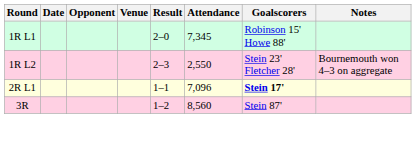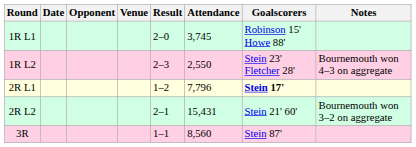(199, 36) 7,345 -> (199, 36) 3,745
(161, 88) 1–1 -> (161, 88) 1–2
(199, 88) 7,096 -> (199, 88) 7,796
+ row: (22, 111)
(161, 105) 1–2 -> (161, 134) 1–1
